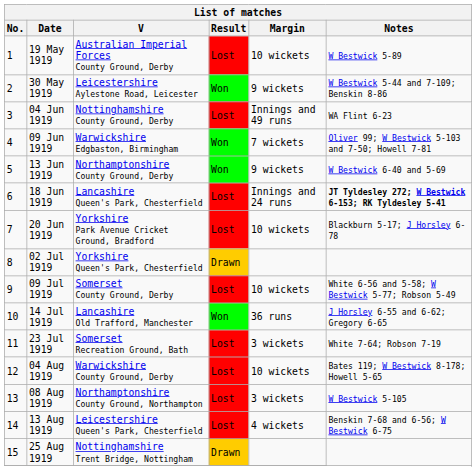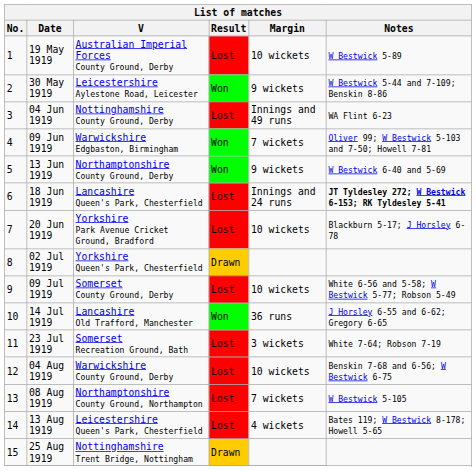(397, 372) Bates 119; W Bestwick 8-178; Howell 5-65 -> (387, 372) Benskin 7-68 and 6-56; W Bestwick 6-75
(277, 398) 3 wickets -> (277, 398) 7 wickets
(387, 426) Benskin 7-68 and 6-56; W Bestwick 6-75 -> (397, 426) Bates 119; W Bestwick 8-178; Howell 5-65
